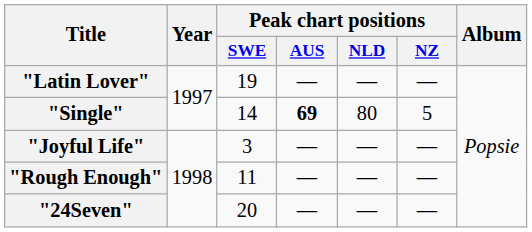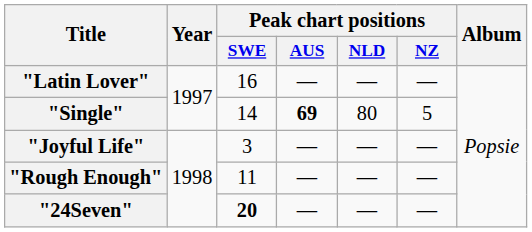(247, 81) 19 -> (247, 81) 16
(247, 210) normal -> (247, 210) bold
